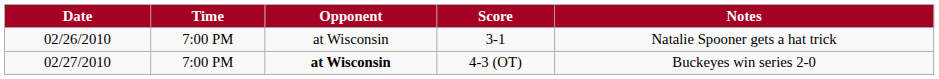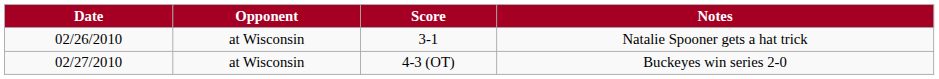- column: (208, 16)
(351, 62) bold -> (267, 62) normal
